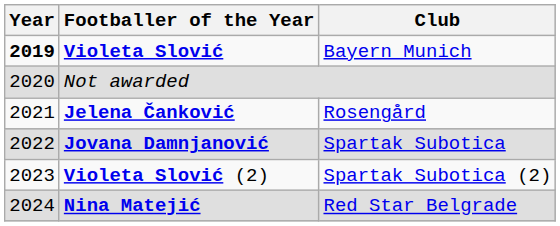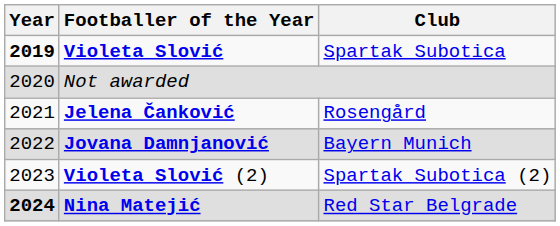(398, 51) Bayern Munich -> (415, 51) Spartak Subotica
(415, 144) Spartak Subotica -> (398, 144) Bayern Munich
(32, 206) normal -> (32, 206) bold
